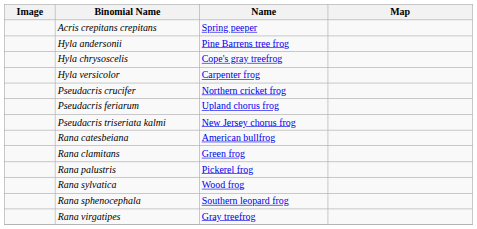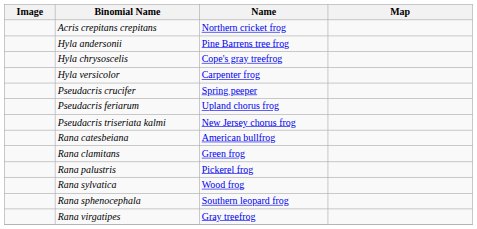(229, 28) Spring peeper -> (244, 28) Northern cricket frog
(244, 91) Northern cricket frog -> (229, 91) Spring peeper
